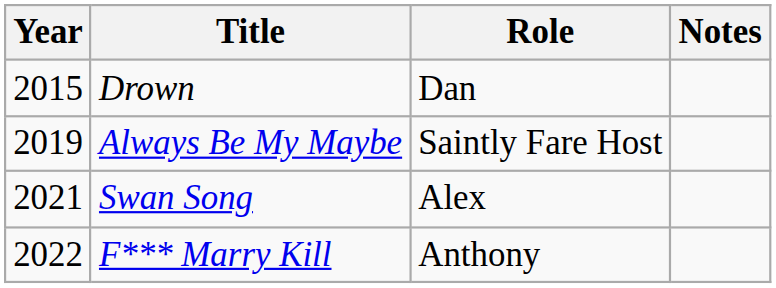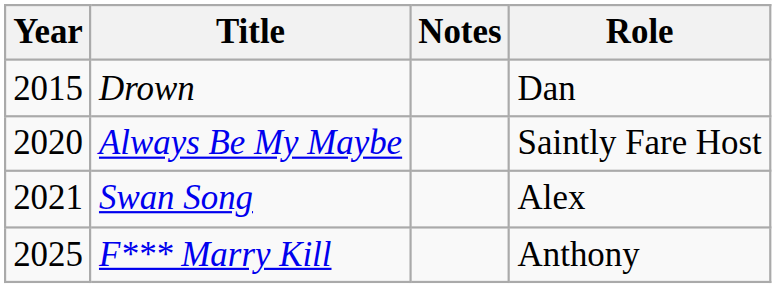columns swapped: (540, 32) <-> (720, 32)
(48, 142) 2019 -> (48, 142) 2020
(48, 253) 2022 -> (48, 253) 2025
